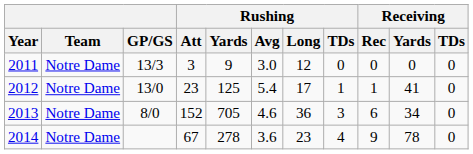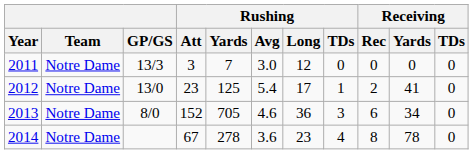(229, 64) 9 -> (229, 64) 7
(374, 88) 1 -> (374, 88) 2
(374, 137) 9 -> (374, 137) 8
